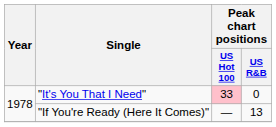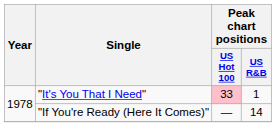(256, 94) 0 -> (256, 94) 1
(256, 113) 13 -> (256, 113) 14
